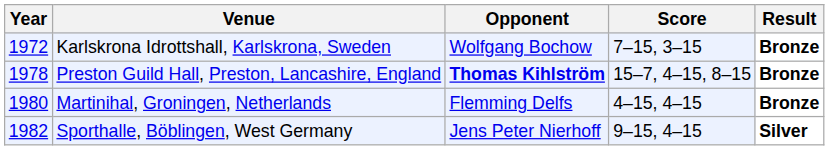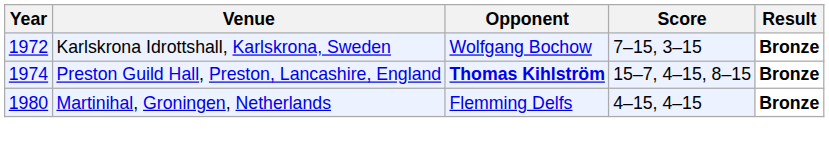(28, 75) 1978 -> (28, 75) 1974
- row: (204, 131)
